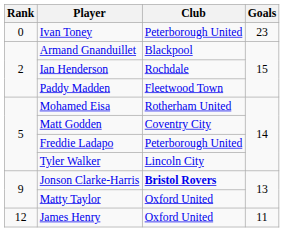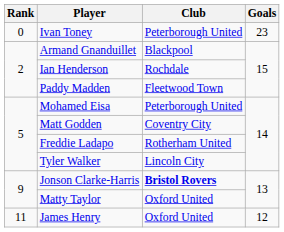(188, 106) Rotherham United -> (194, 106) Peterborough United
(194, 143) Peterborough United -> (188, 143) Rotherham United
(21, 217) 12 -> (21, 217) 11
(262, 217) 11 -> (262, 217) 12
